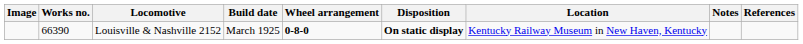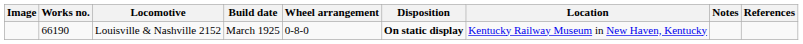(55, 30) 66390 -> (55, 30) 66190
(297, 30) bold -> (297, 30) normal
